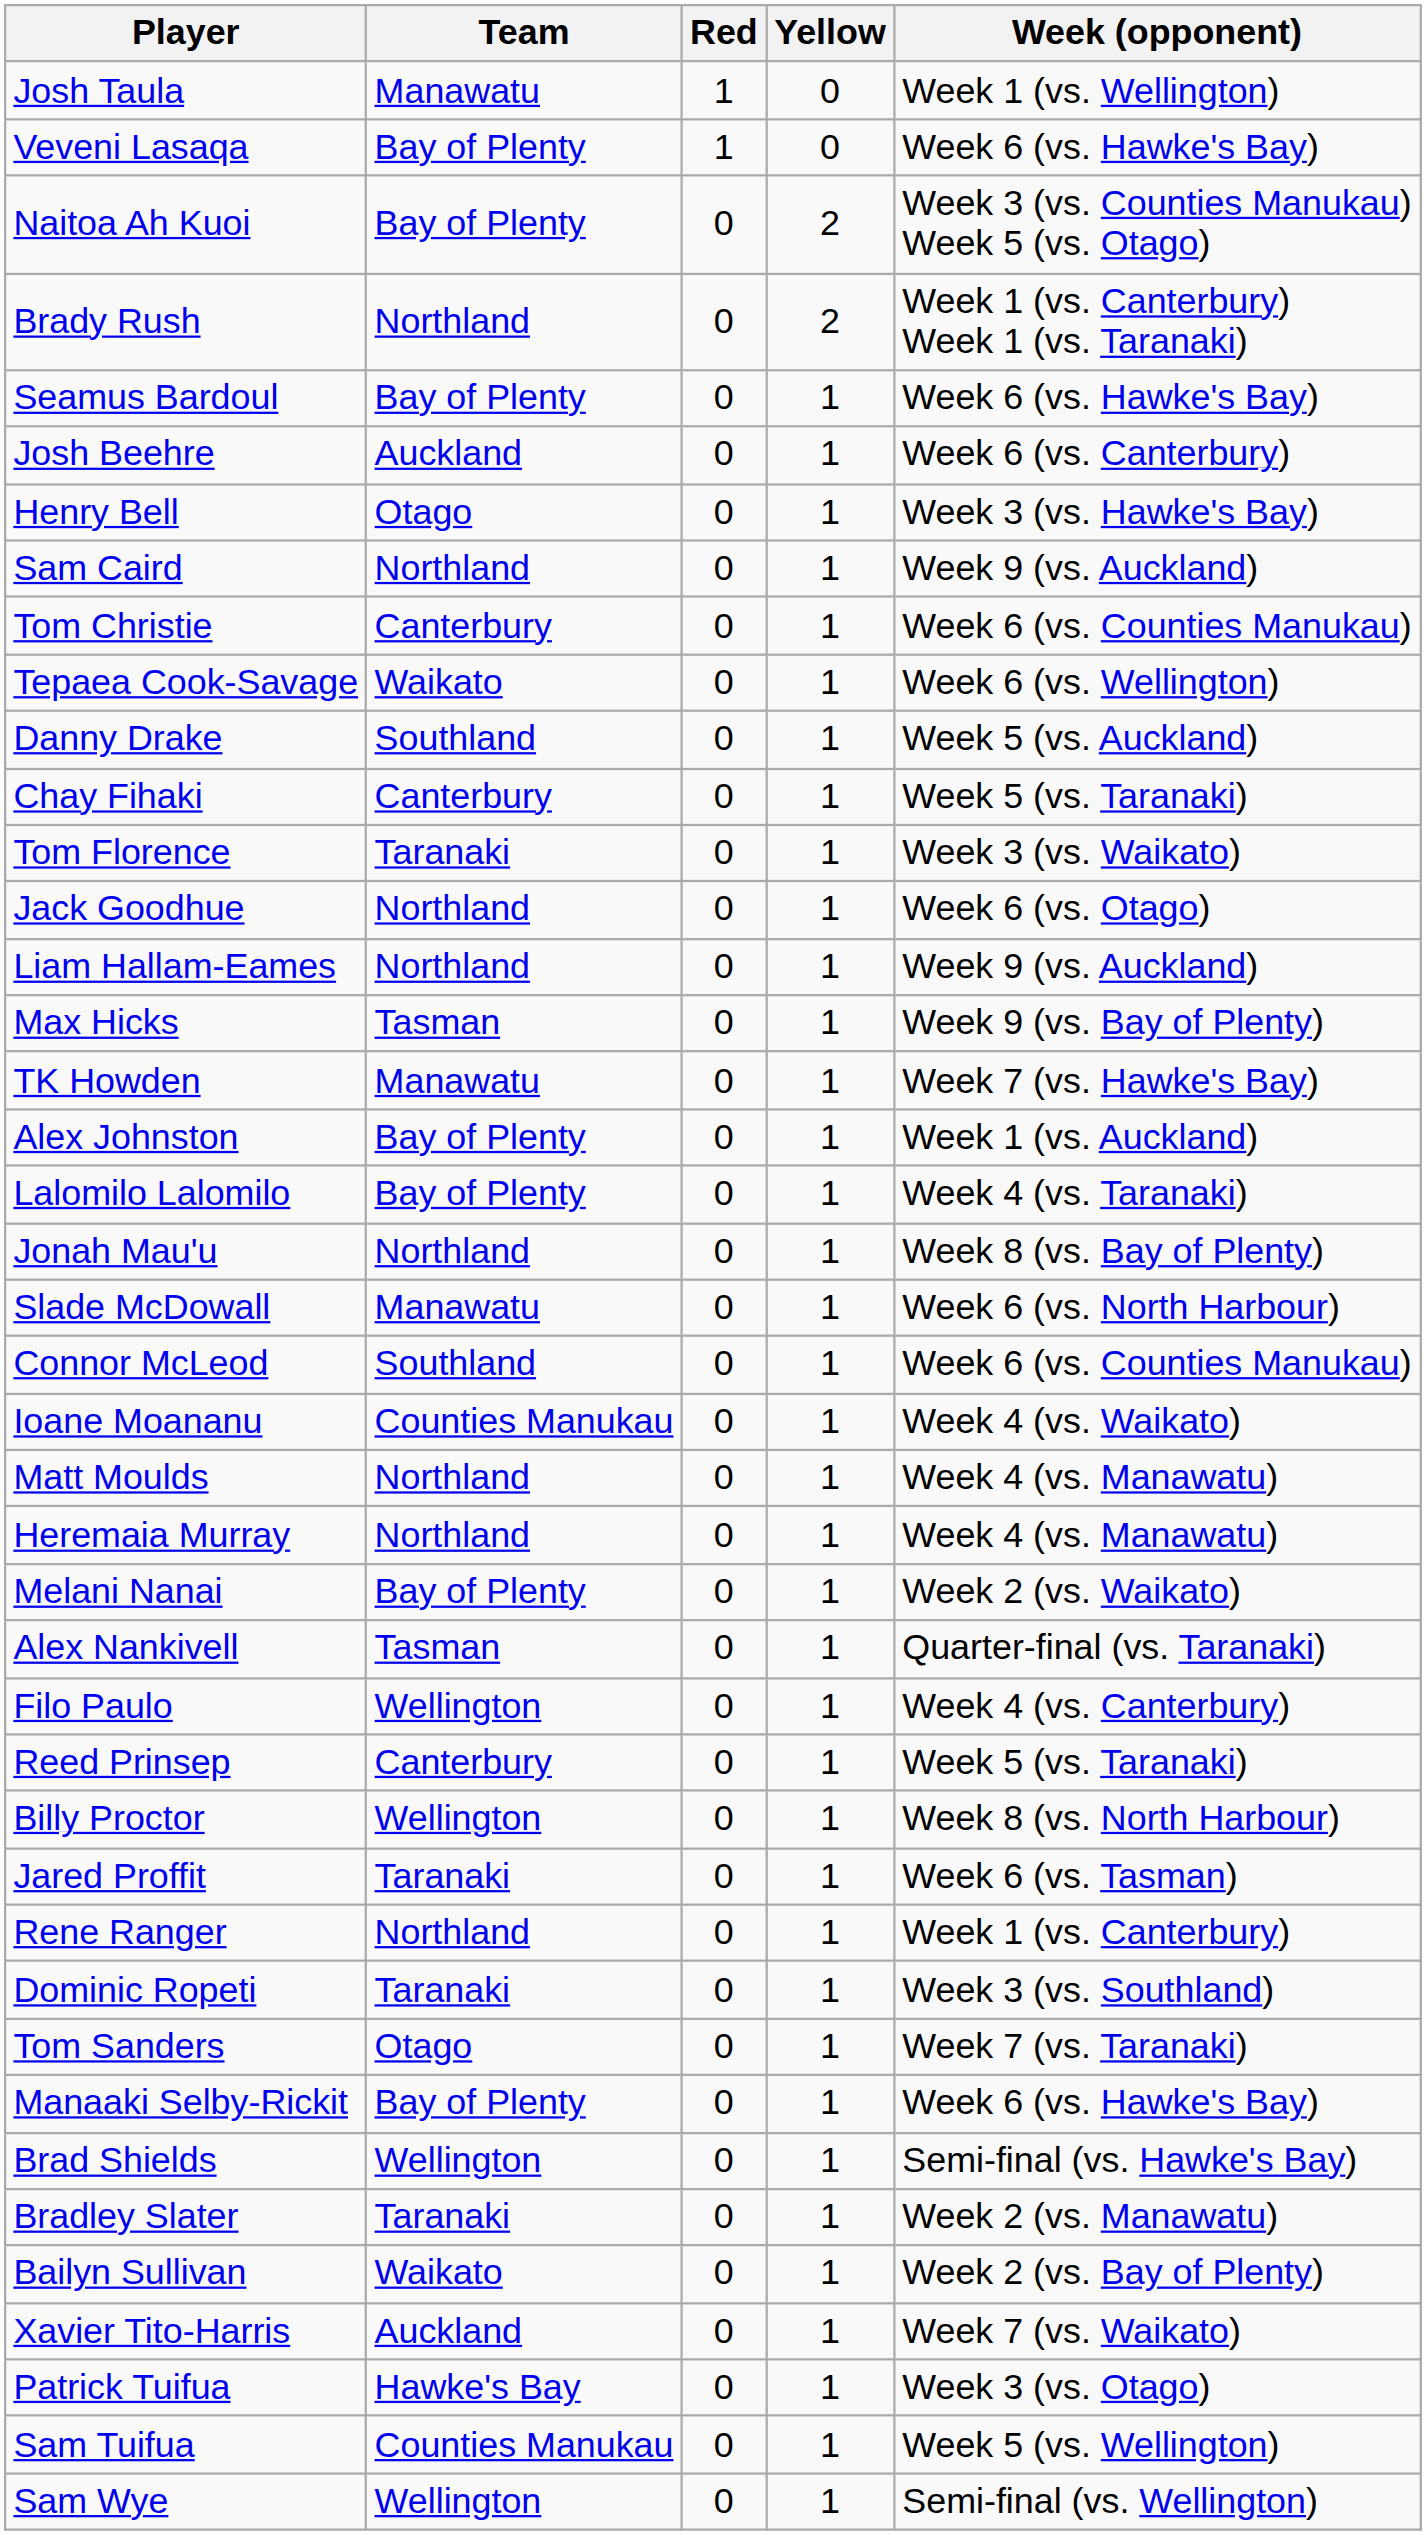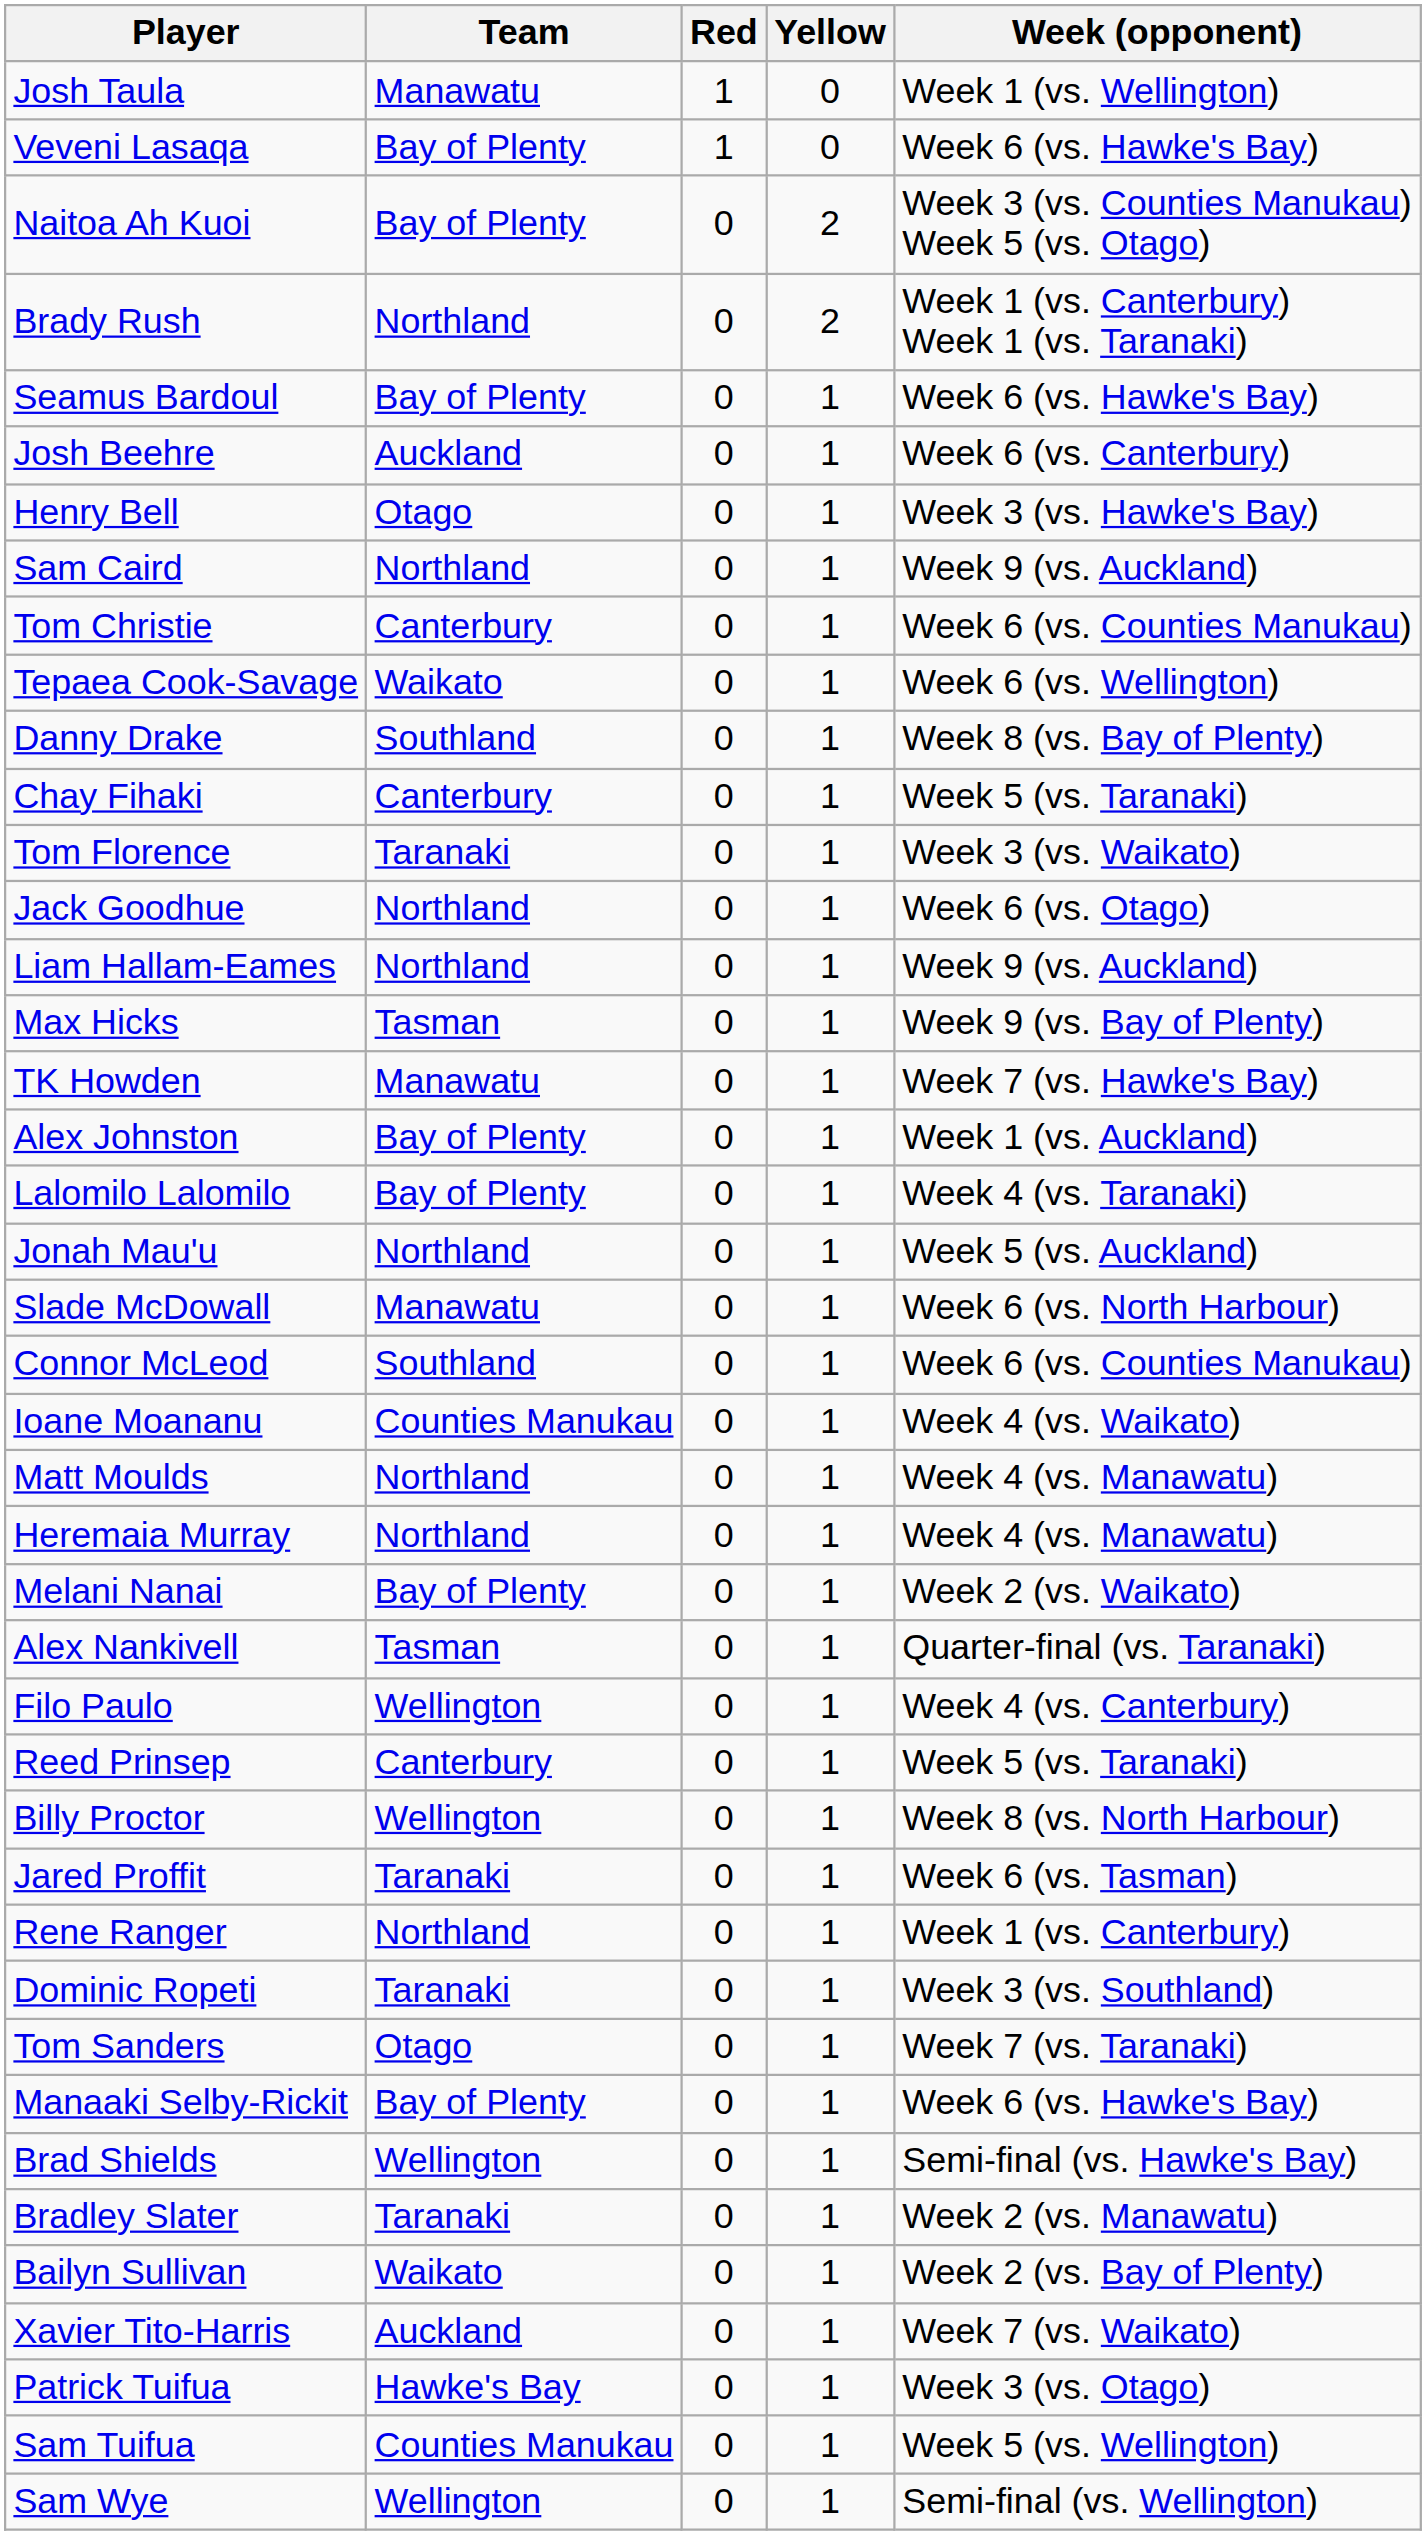(1080, 738) Week 5 (vs. Auckland) -> (1113, 738) Week 8 (vs. Bay of Plenty)
(1113, 1250) Week 8 (vs. Bay of Plenty) -> (1080, 1250) Week 5 (vs. Auckland)
